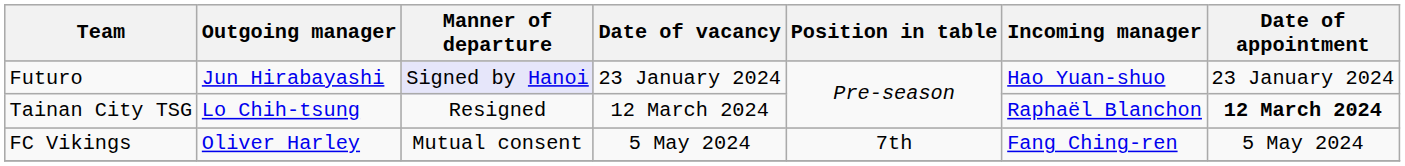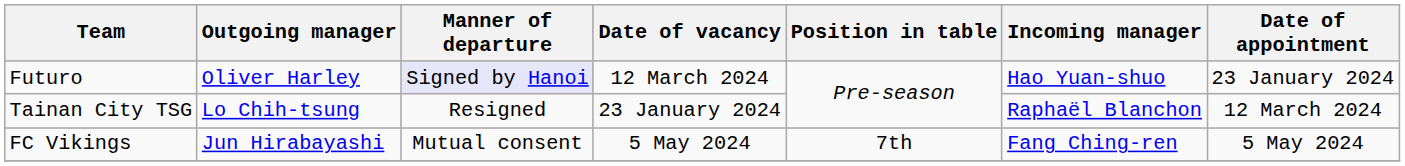(293, 78) Jun Hirabayashi -> (281, 78) Oliver Harley
(690, 78) 23 January 2024 -> (690, 78) 12 March 2024
(690, 111) 12 March 2024 -> (690, 111) 23 January 2024
(1303, 111) bold -> (1303, 111) normal
(281, 144) Oliver Harley -> (293, 144) Jun Hirabayashi
